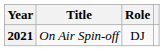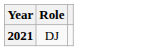- column: (79, 14)
